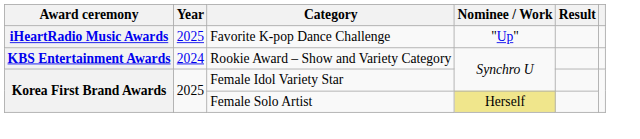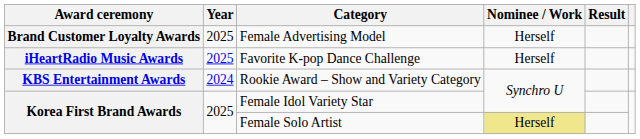+ row: (313, 36)
(505, 36) "Up" -> (535, 58) Herself
